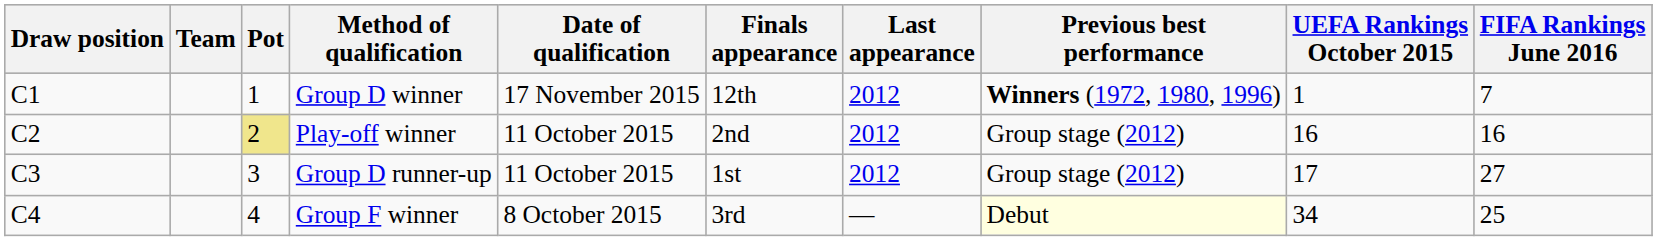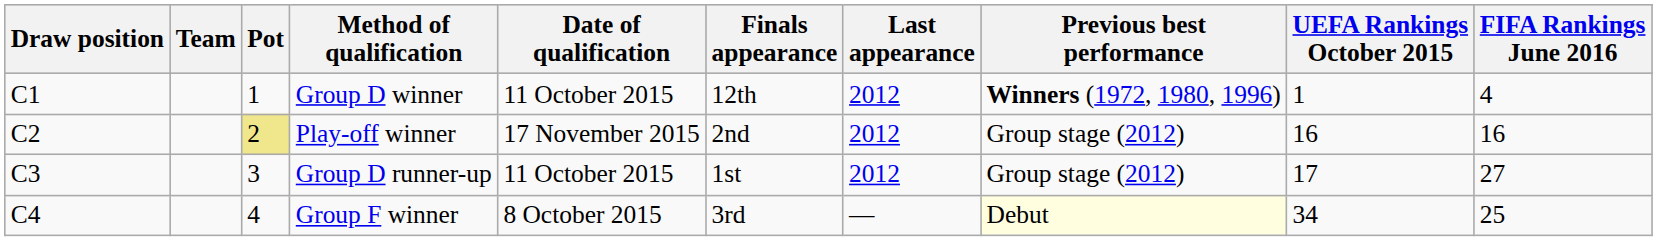(602, 93) 17 November 2015 -> (588, 93) 11 October 2015
(1486, 93) 7 -> (1486, 93) 4
(588, 133) 11 October 2015 -> (602, 133) 17 November 2015
